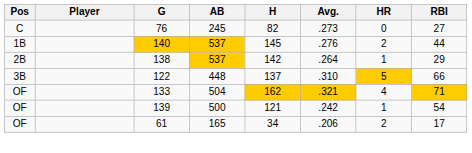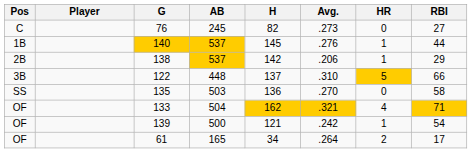(384, 44) 2 -> (384, 44) 1
(328, 60) .264 -> (328, 60) .206
+ row: (162, 92)
(328, 124) .206 -> (328, 140) .264
